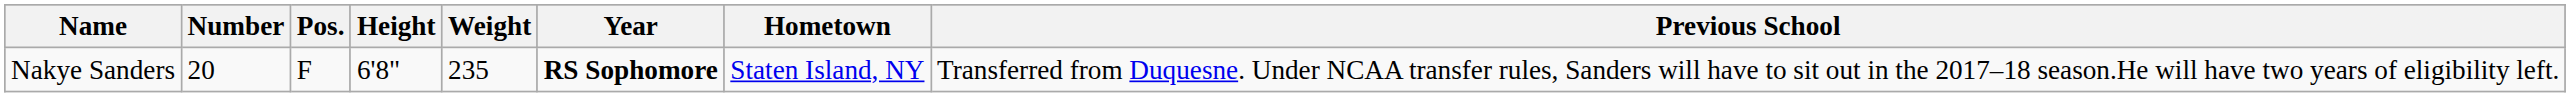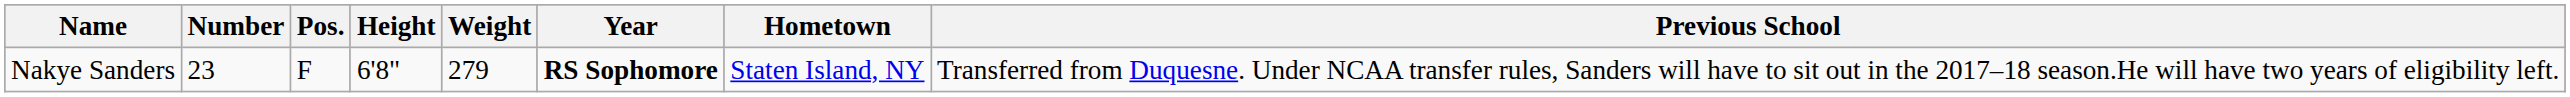(201, 69) 20 -> (201, 69) 23
(468, 69) 235 -> (468, 69) 279
